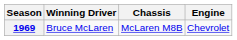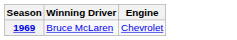- column: (152, 12)
